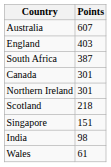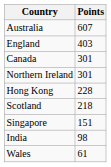- row: (32, 59)
+ row: (30, 91)
